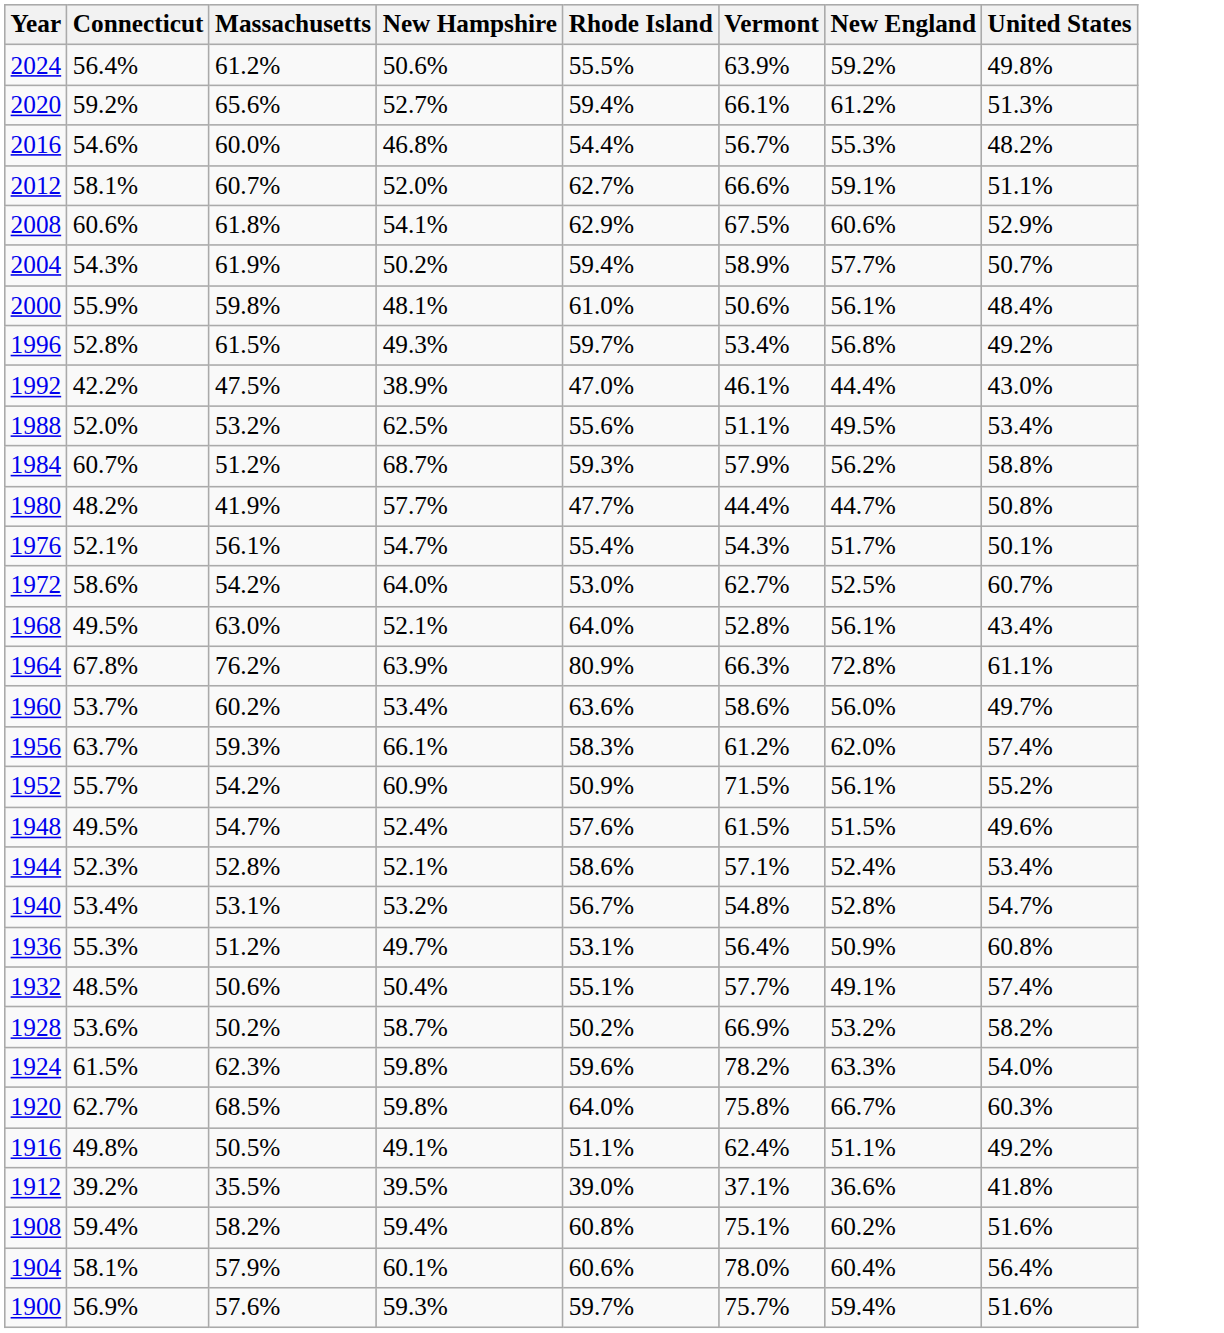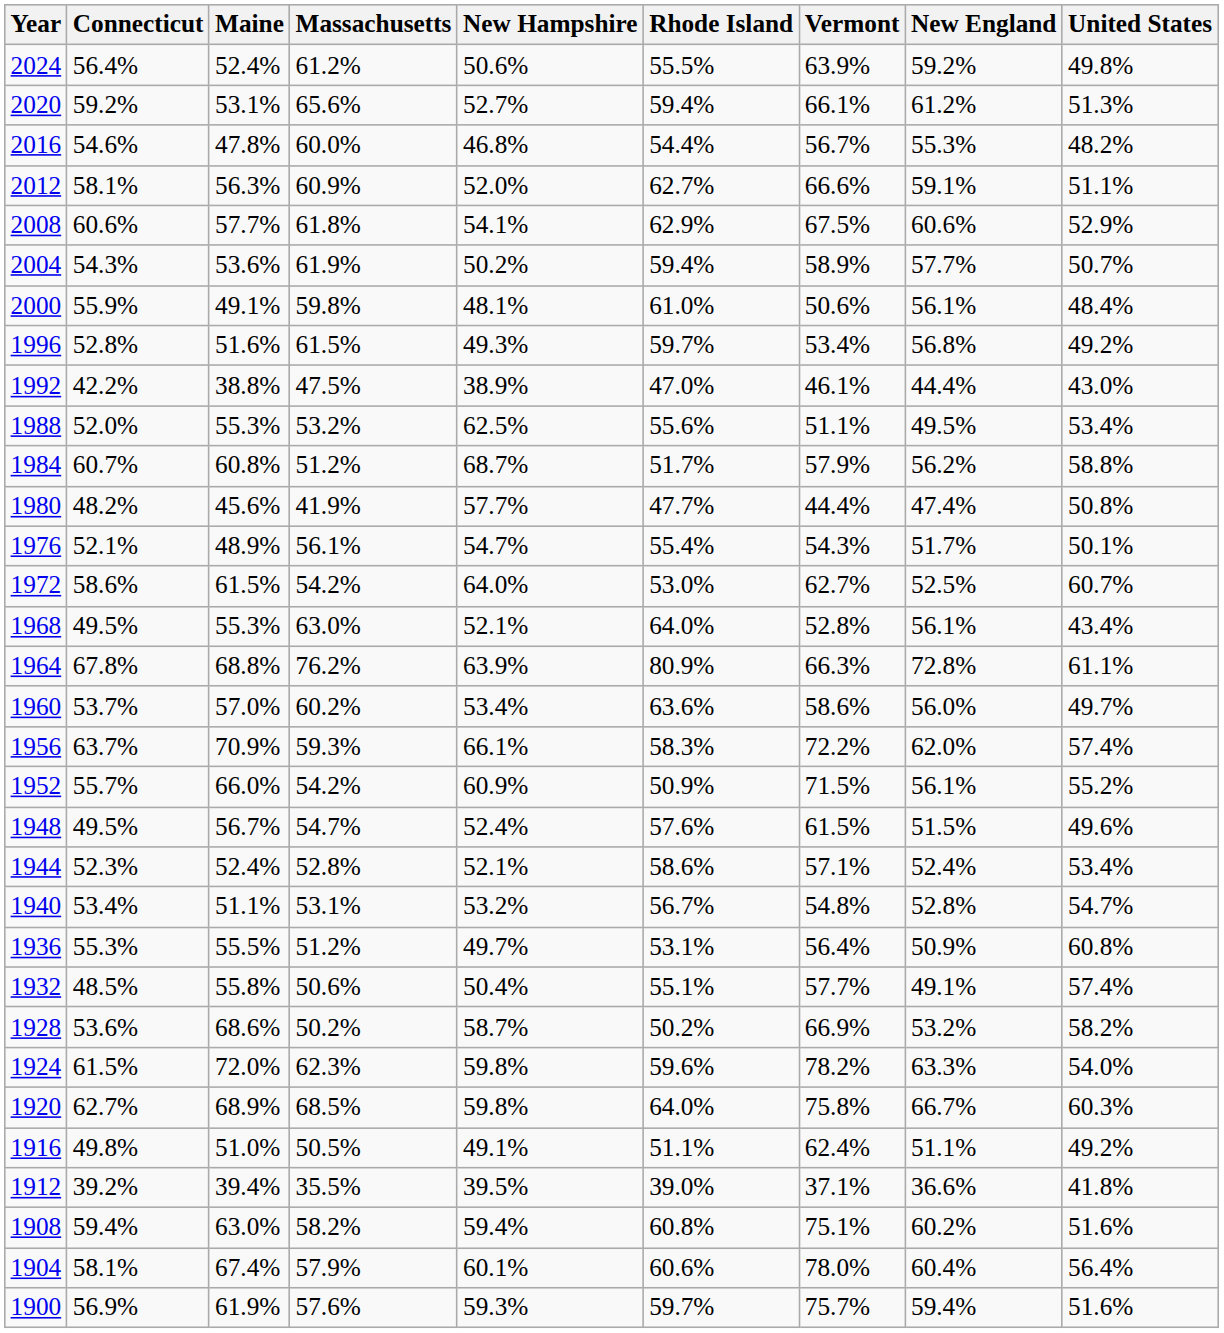+ column: (249, 24)
(248, 184) 60.7% -> (328, 184) 60.9%
(601, 465) 59.3% -> (682, 465) 51.7%
(863, 505) 44.7% -> (944, 505) 47.4%
(757, 746) 61.2% -> (837, 746) 72.2%
